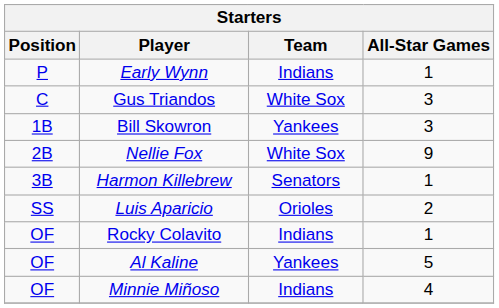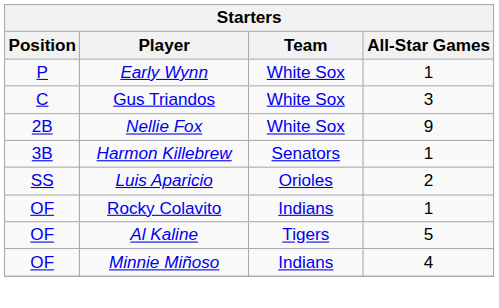(306, 72) Indians -> (306, 72) White Sox
- row: (164, 126)
(306, 262) Yankees -> (306, 235) Tigers
